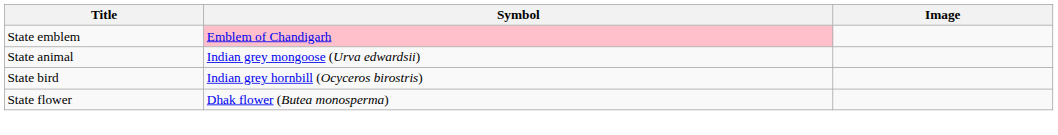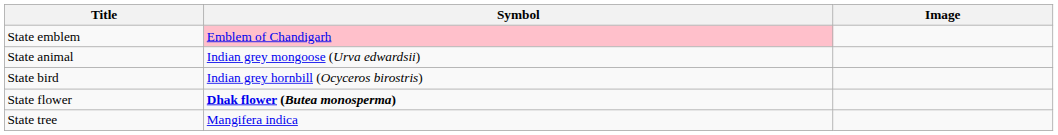(298, 99) normal -> (301, 99) bold
+ row: (32, 120)
